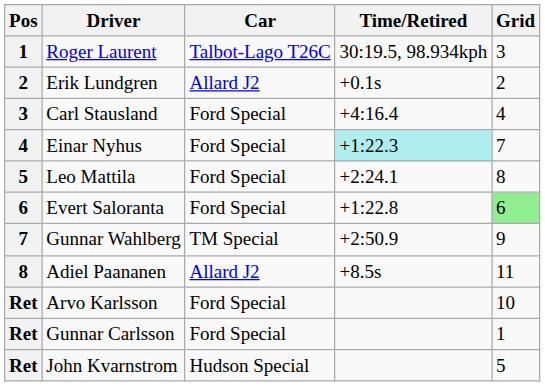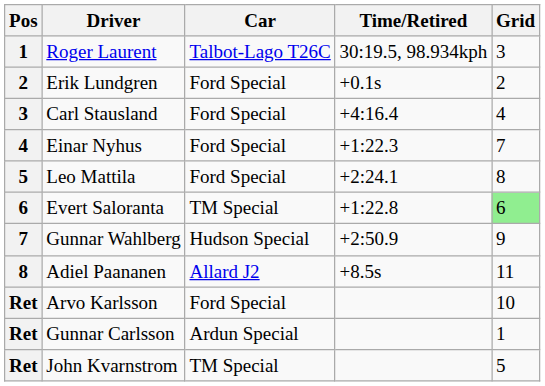(225, 83) Allard J2 -> (238, 83) Ford Special
(369, 145) paleturquoise background -> (369, 145) no background
(238, 208) Ford Special -> (234, 208) TM Special
(234, 239) TM Special -> (249, 239) Hudson Special
(238, 333) Ford Special -> (244, 333) Ardun Special
(249, 364) Hudson Special -> (234, 364) TM Special
